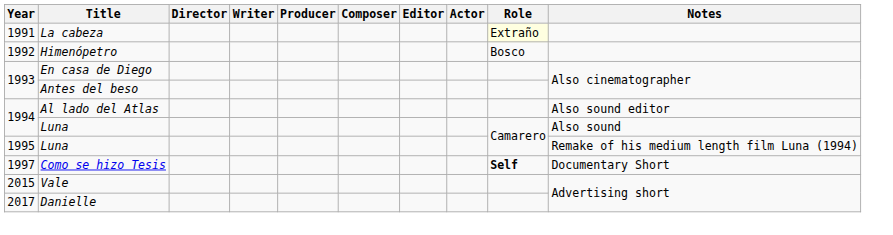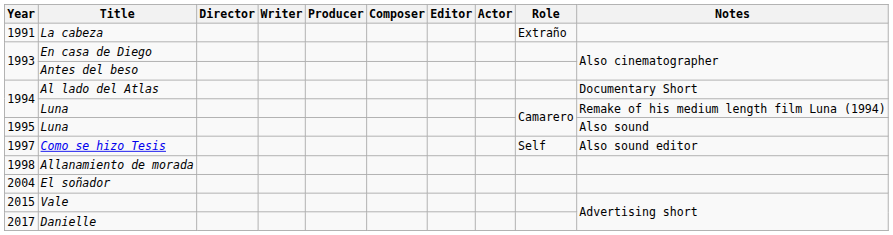(515, 33) lightyellow background -> (542, 33) no background
- row: (21, 52)
(611, 108) Also sound editor -> (638, 89) Documentary Short
(586, 127) Also sound -> (733, 108) Remake of his medium length film Luna (1994)
(705, 146) Remake of his medium length film Luna (1994) -> (614, 127) Also sound
(504, 165) bold -> (532, 146) normal
(611, 165) Documentary Short -> (638, 146) Also sound editor
+ row: (21, 165)
+ row: (21, 184)
